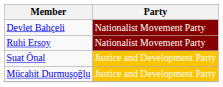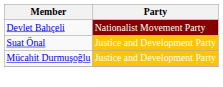- row: (29, 43)
